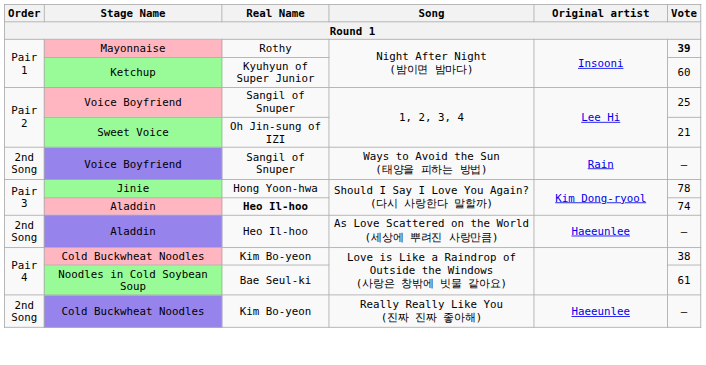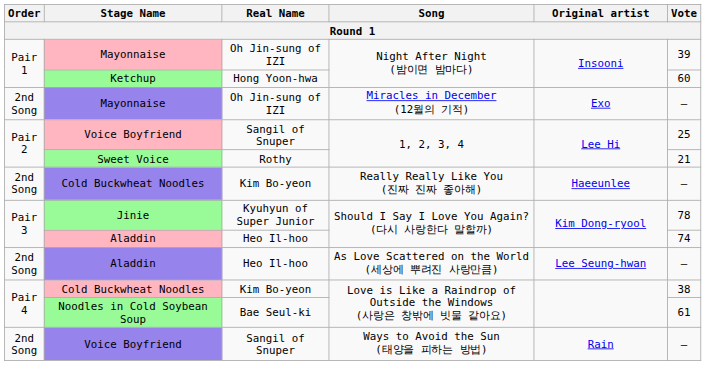(276, 48) Rothy -> (276, 55) Oh Jin-sung of IZI
(684, 48) bold -> (684, 55) normal
(276, 72) Kyuhyun of Super Junior -> (276, 78) Hong Yoon-hwa
+ row: (133, 103)
(276, 132) Oh Jin-sung of IZI -> (276, 159) Rothy
rows swapped: (133, 164) <-> (133, 311)
(276, 189) Hong Yoon-hwa -> (276, 215) Kyuhyun of Super Junior
(276, 206) bold -> (276, 239) normal
(601, 231) Haeeunlee -> (601, 264) Lee Seung-hwan
